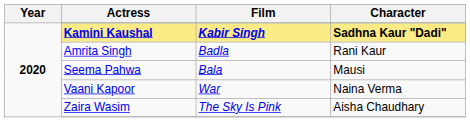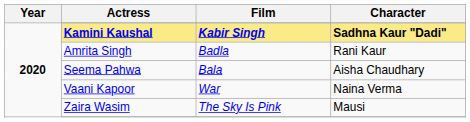(349, 70) Mausi -> (379, 70) Aisha Chaudhary
(379, 107) Aisha Chaudhary -> (349, 107) Mausi
